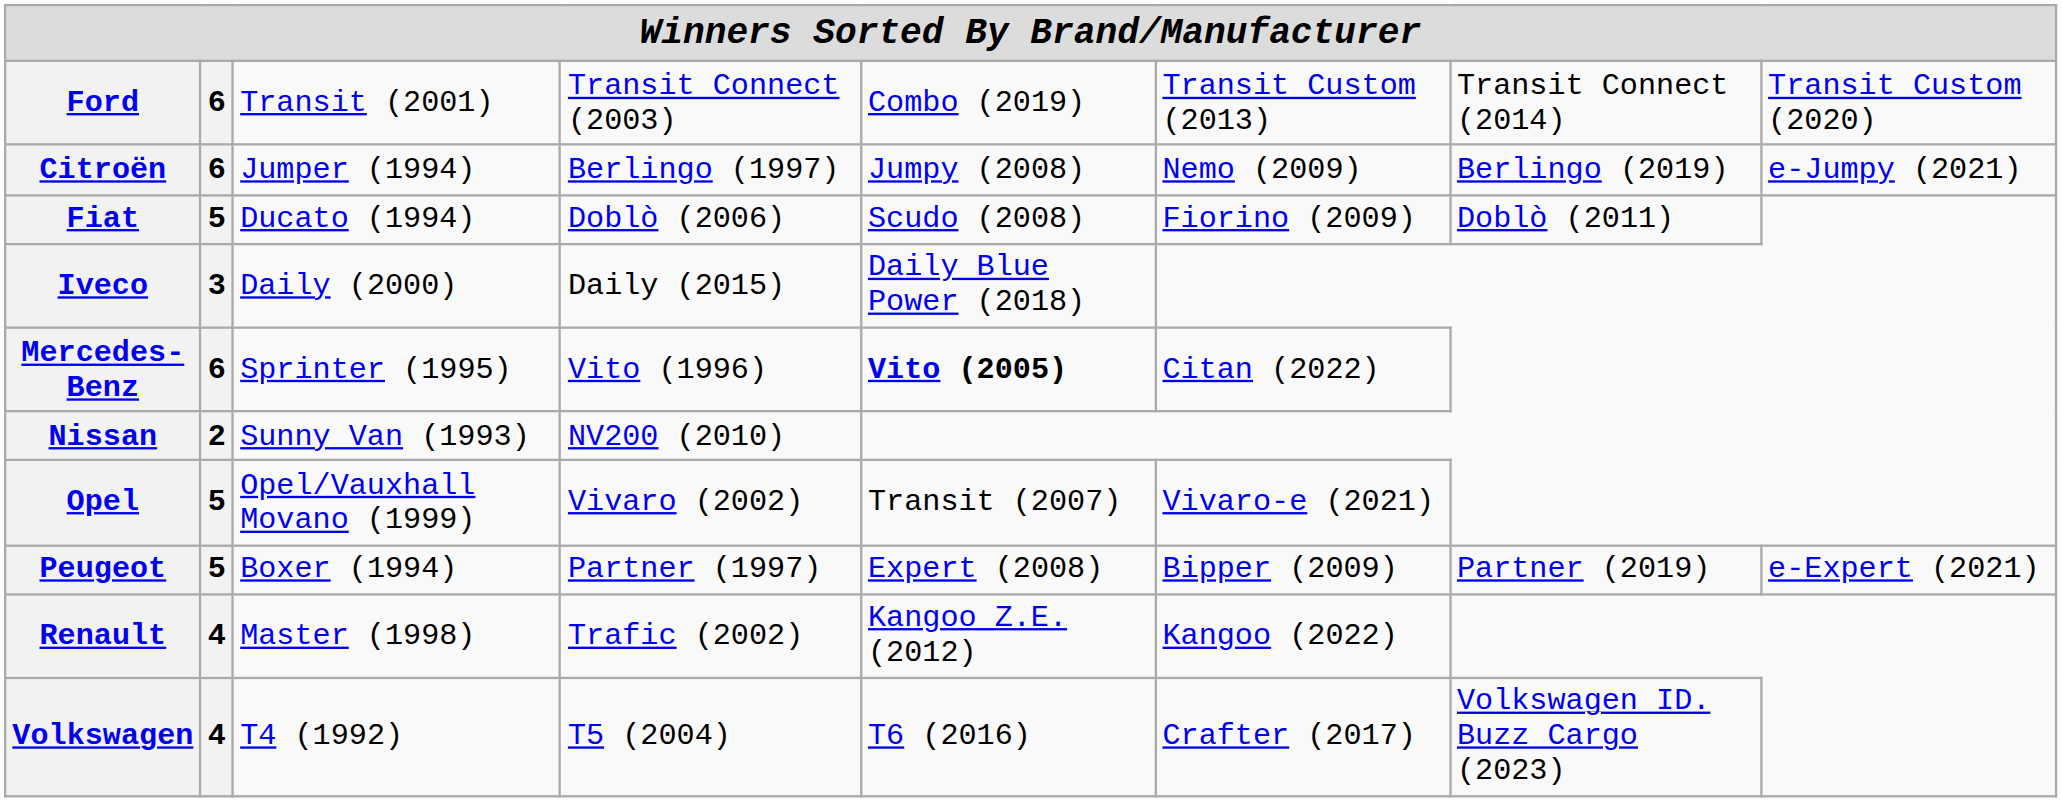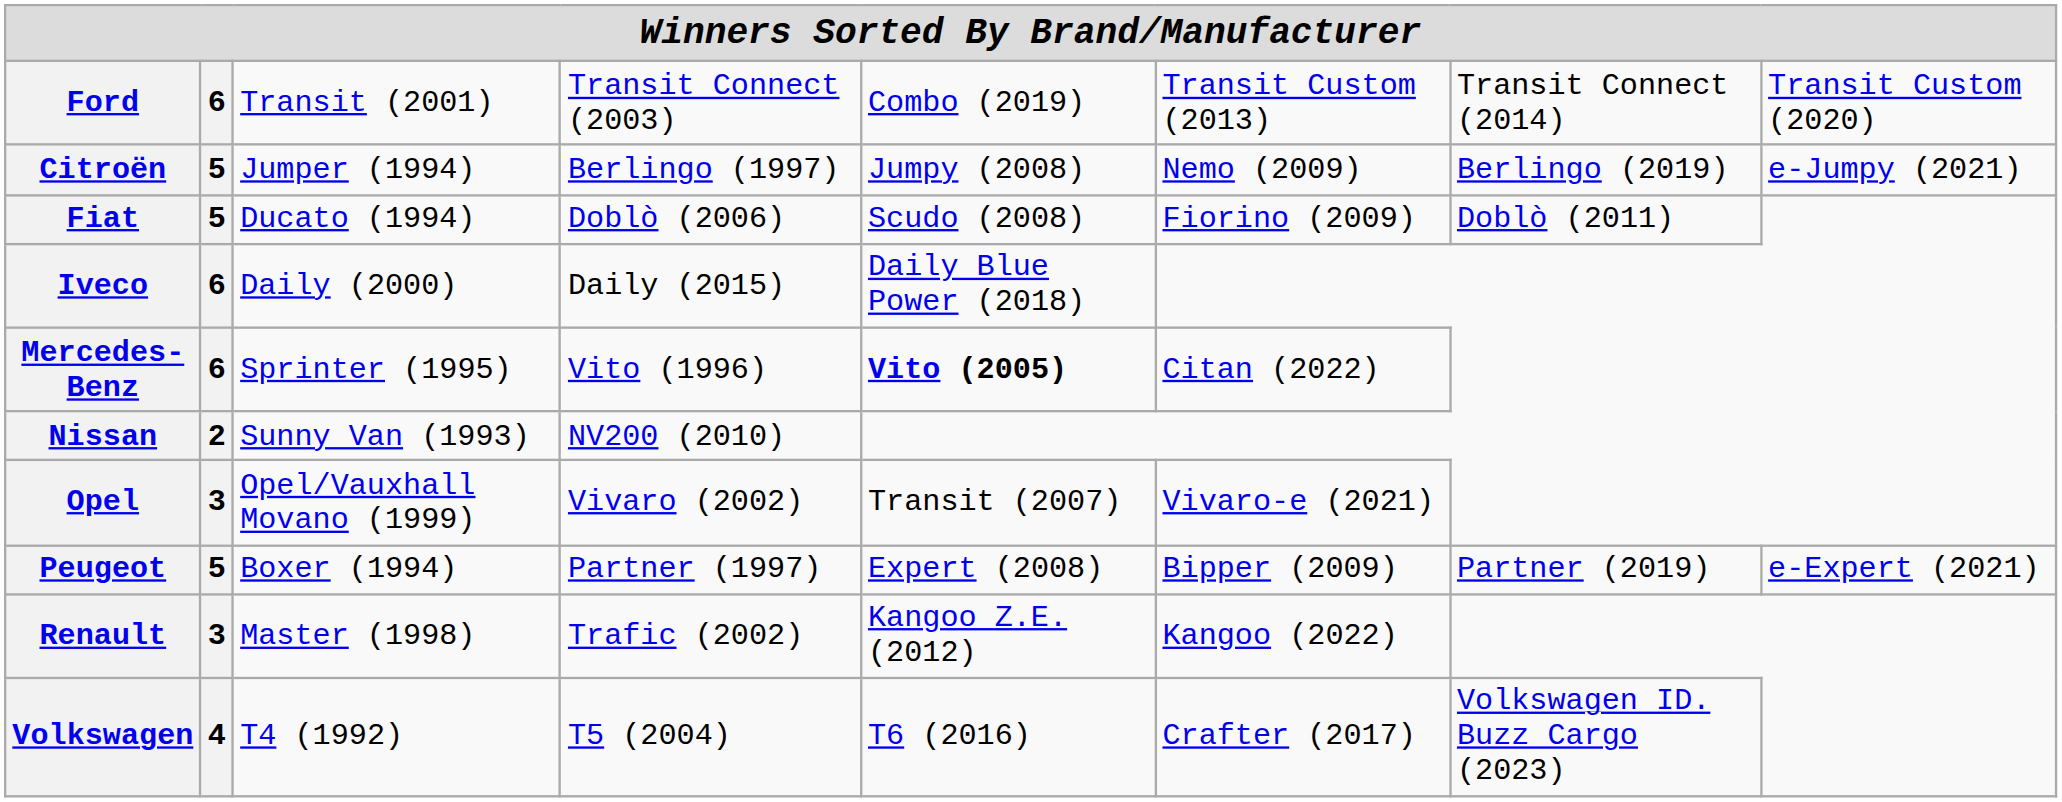(217, 170) 6 -> (217, 170) 5
(217, 286) 3 -> (217, 286) 6
(217, 503) 5 -> (217, 503) 3
(217, 636) 4 -> (217, 636) 3
